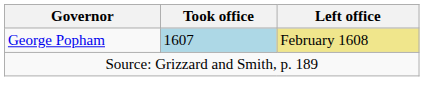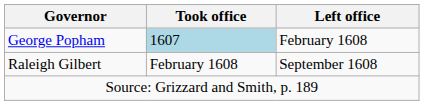(324, 40) khaki background -> (323, 40) no background
+ row: (55, 64)
